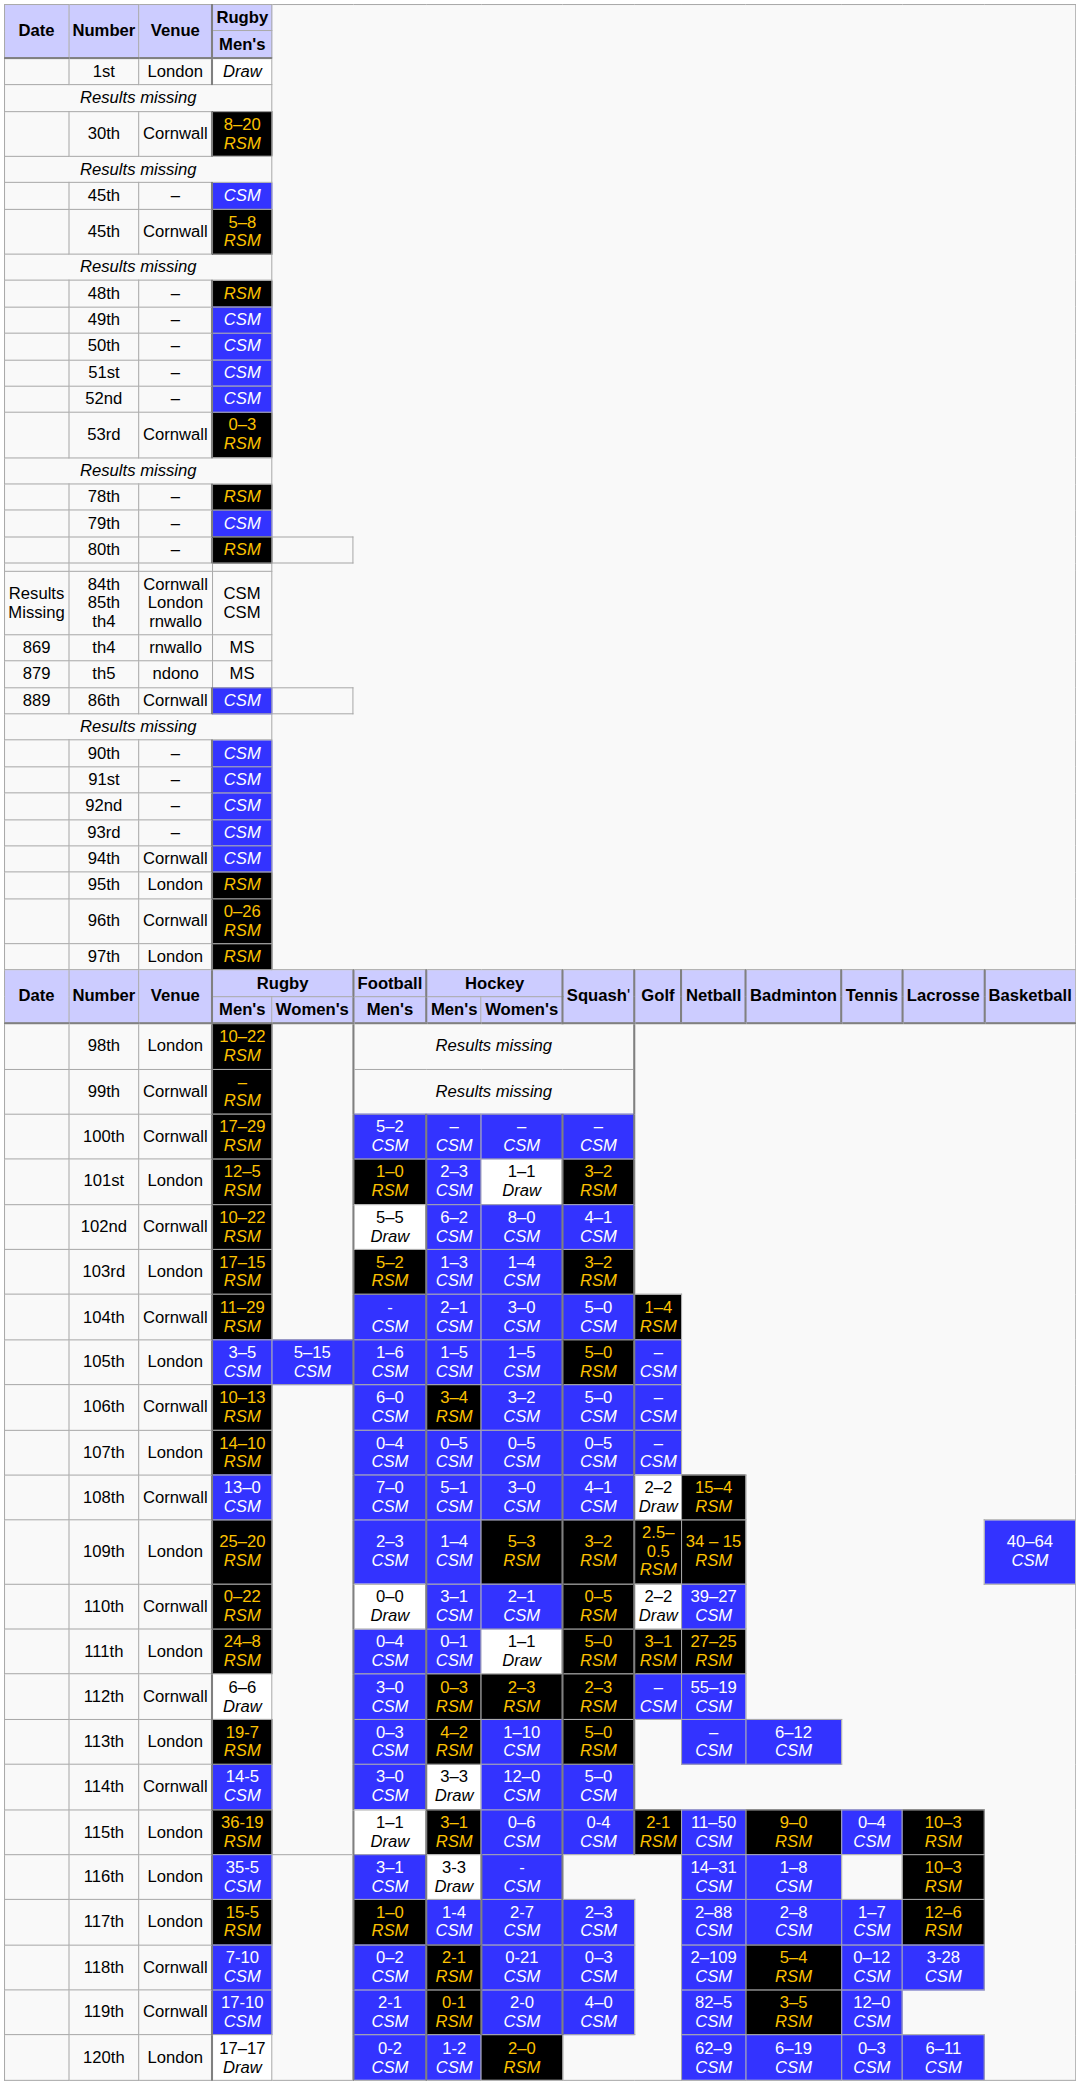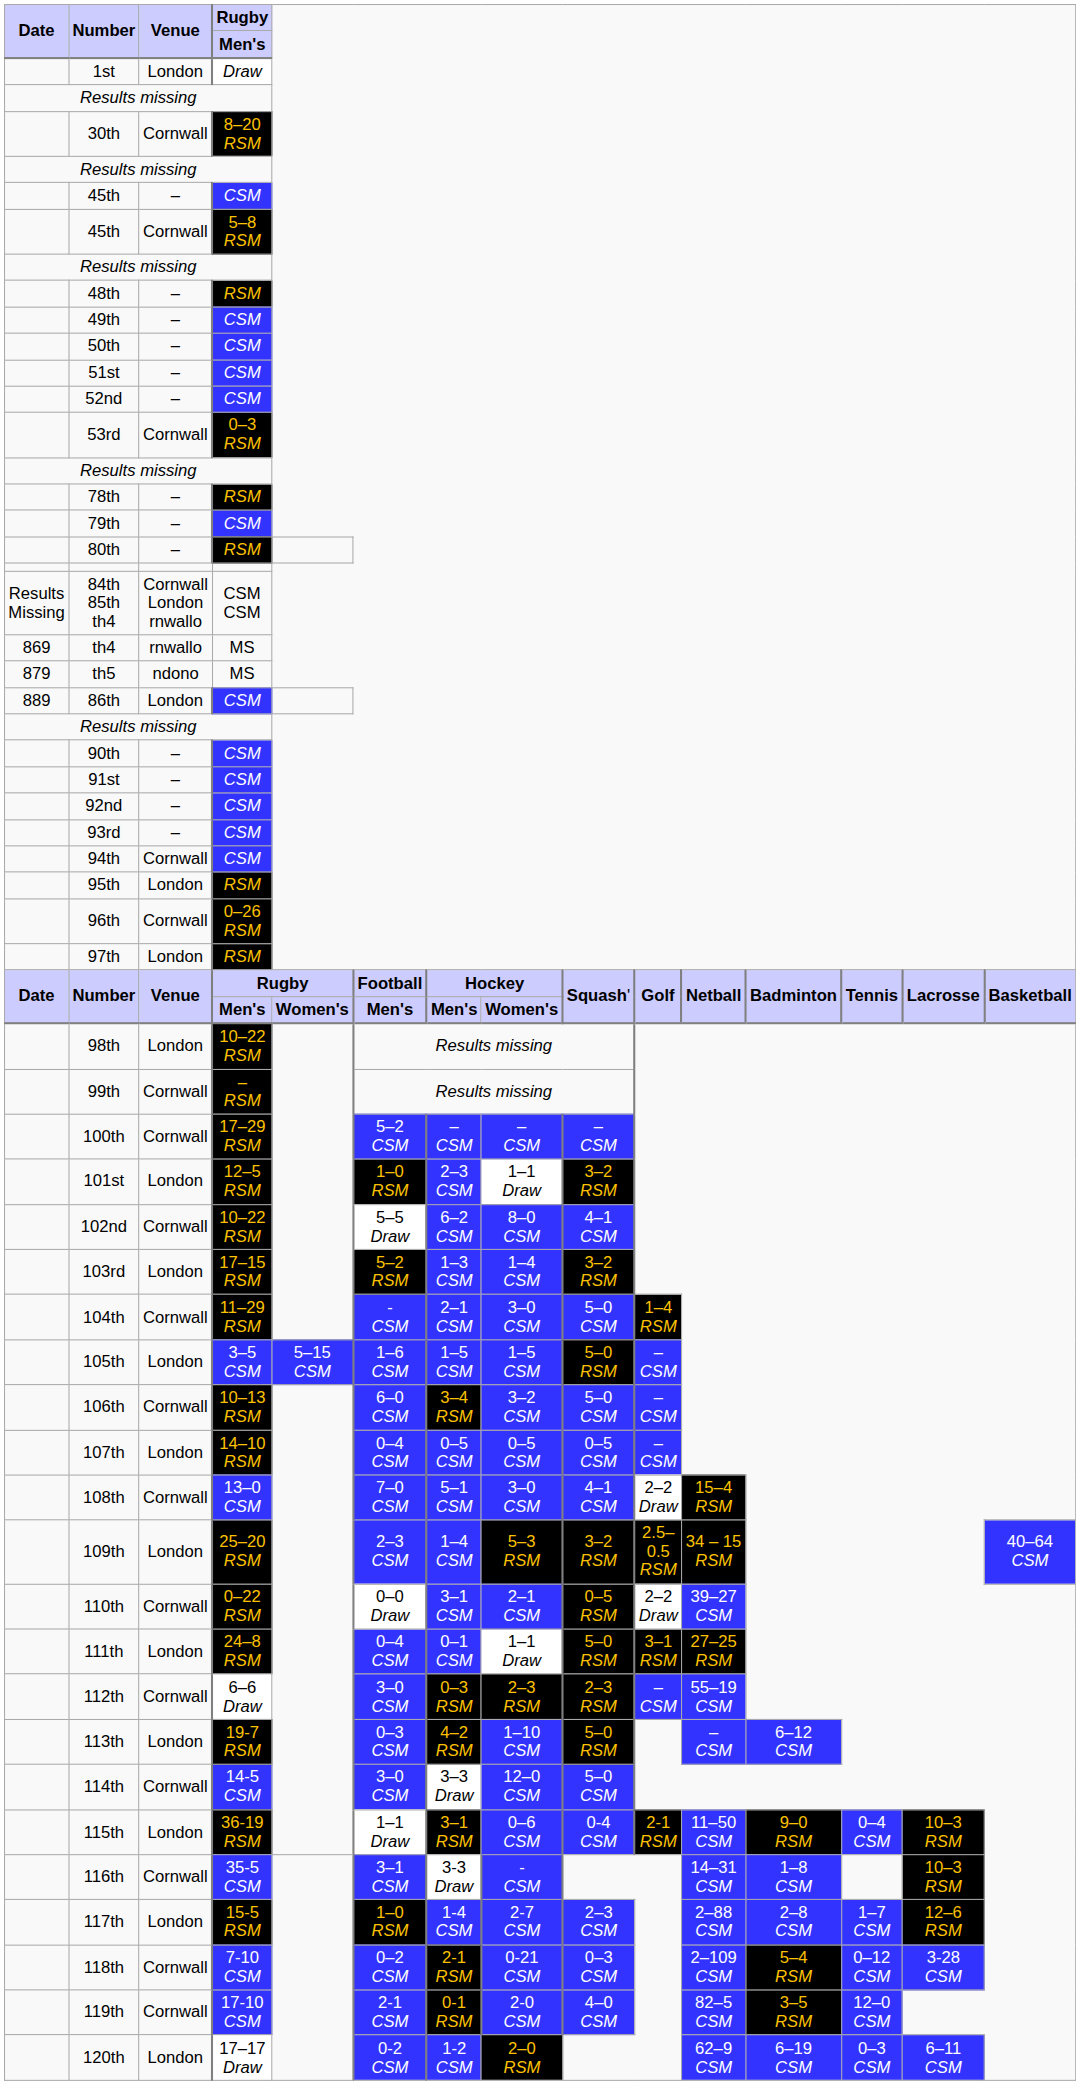(175, 700) Cornwall -> (175, 700) London
(175, 1877) London -> (175, 1877) Cornwall
